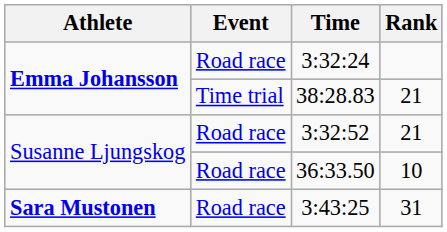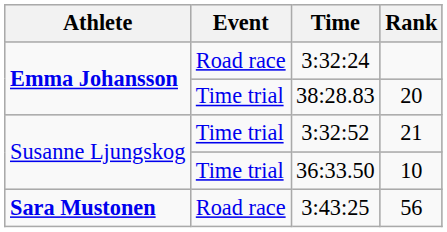(411, 96) 21 -> (411, 96) 20
(241, 133) Road race -> (240, 133) Time trial
(241, 170) Road race -> (240, 170) Time trial
(411, 207) 31 -> (411, 207) 56
